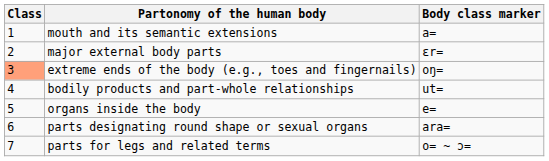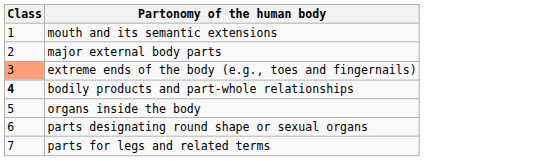- column: (481, 14)
(11, 89) normal -> (11, 89) bold
